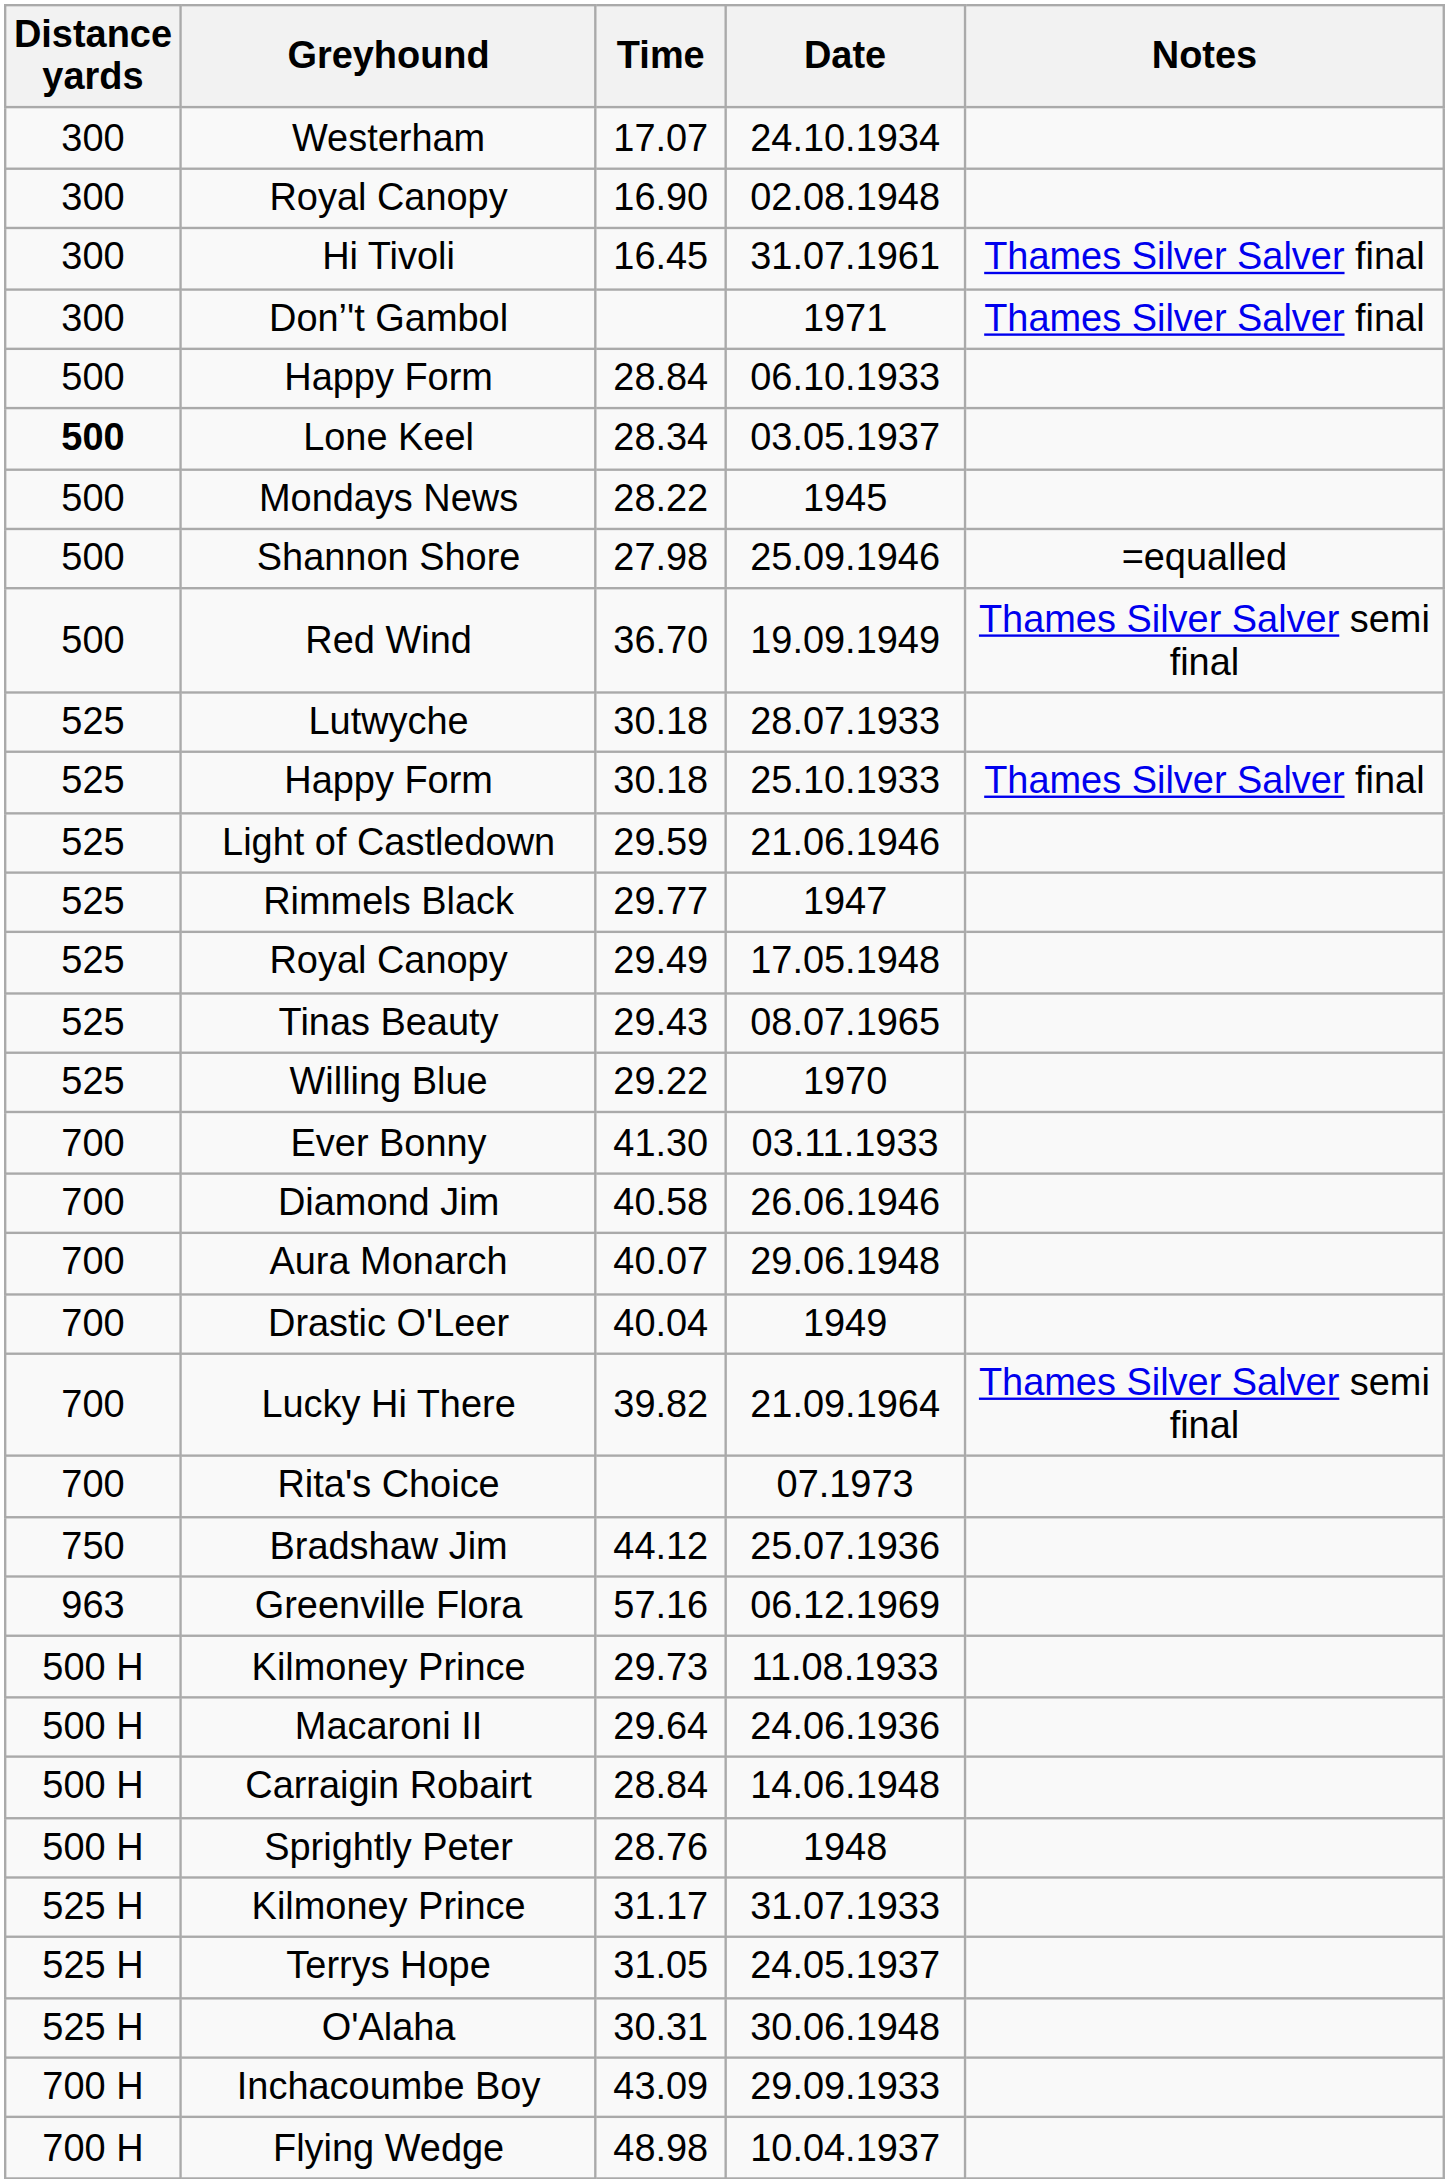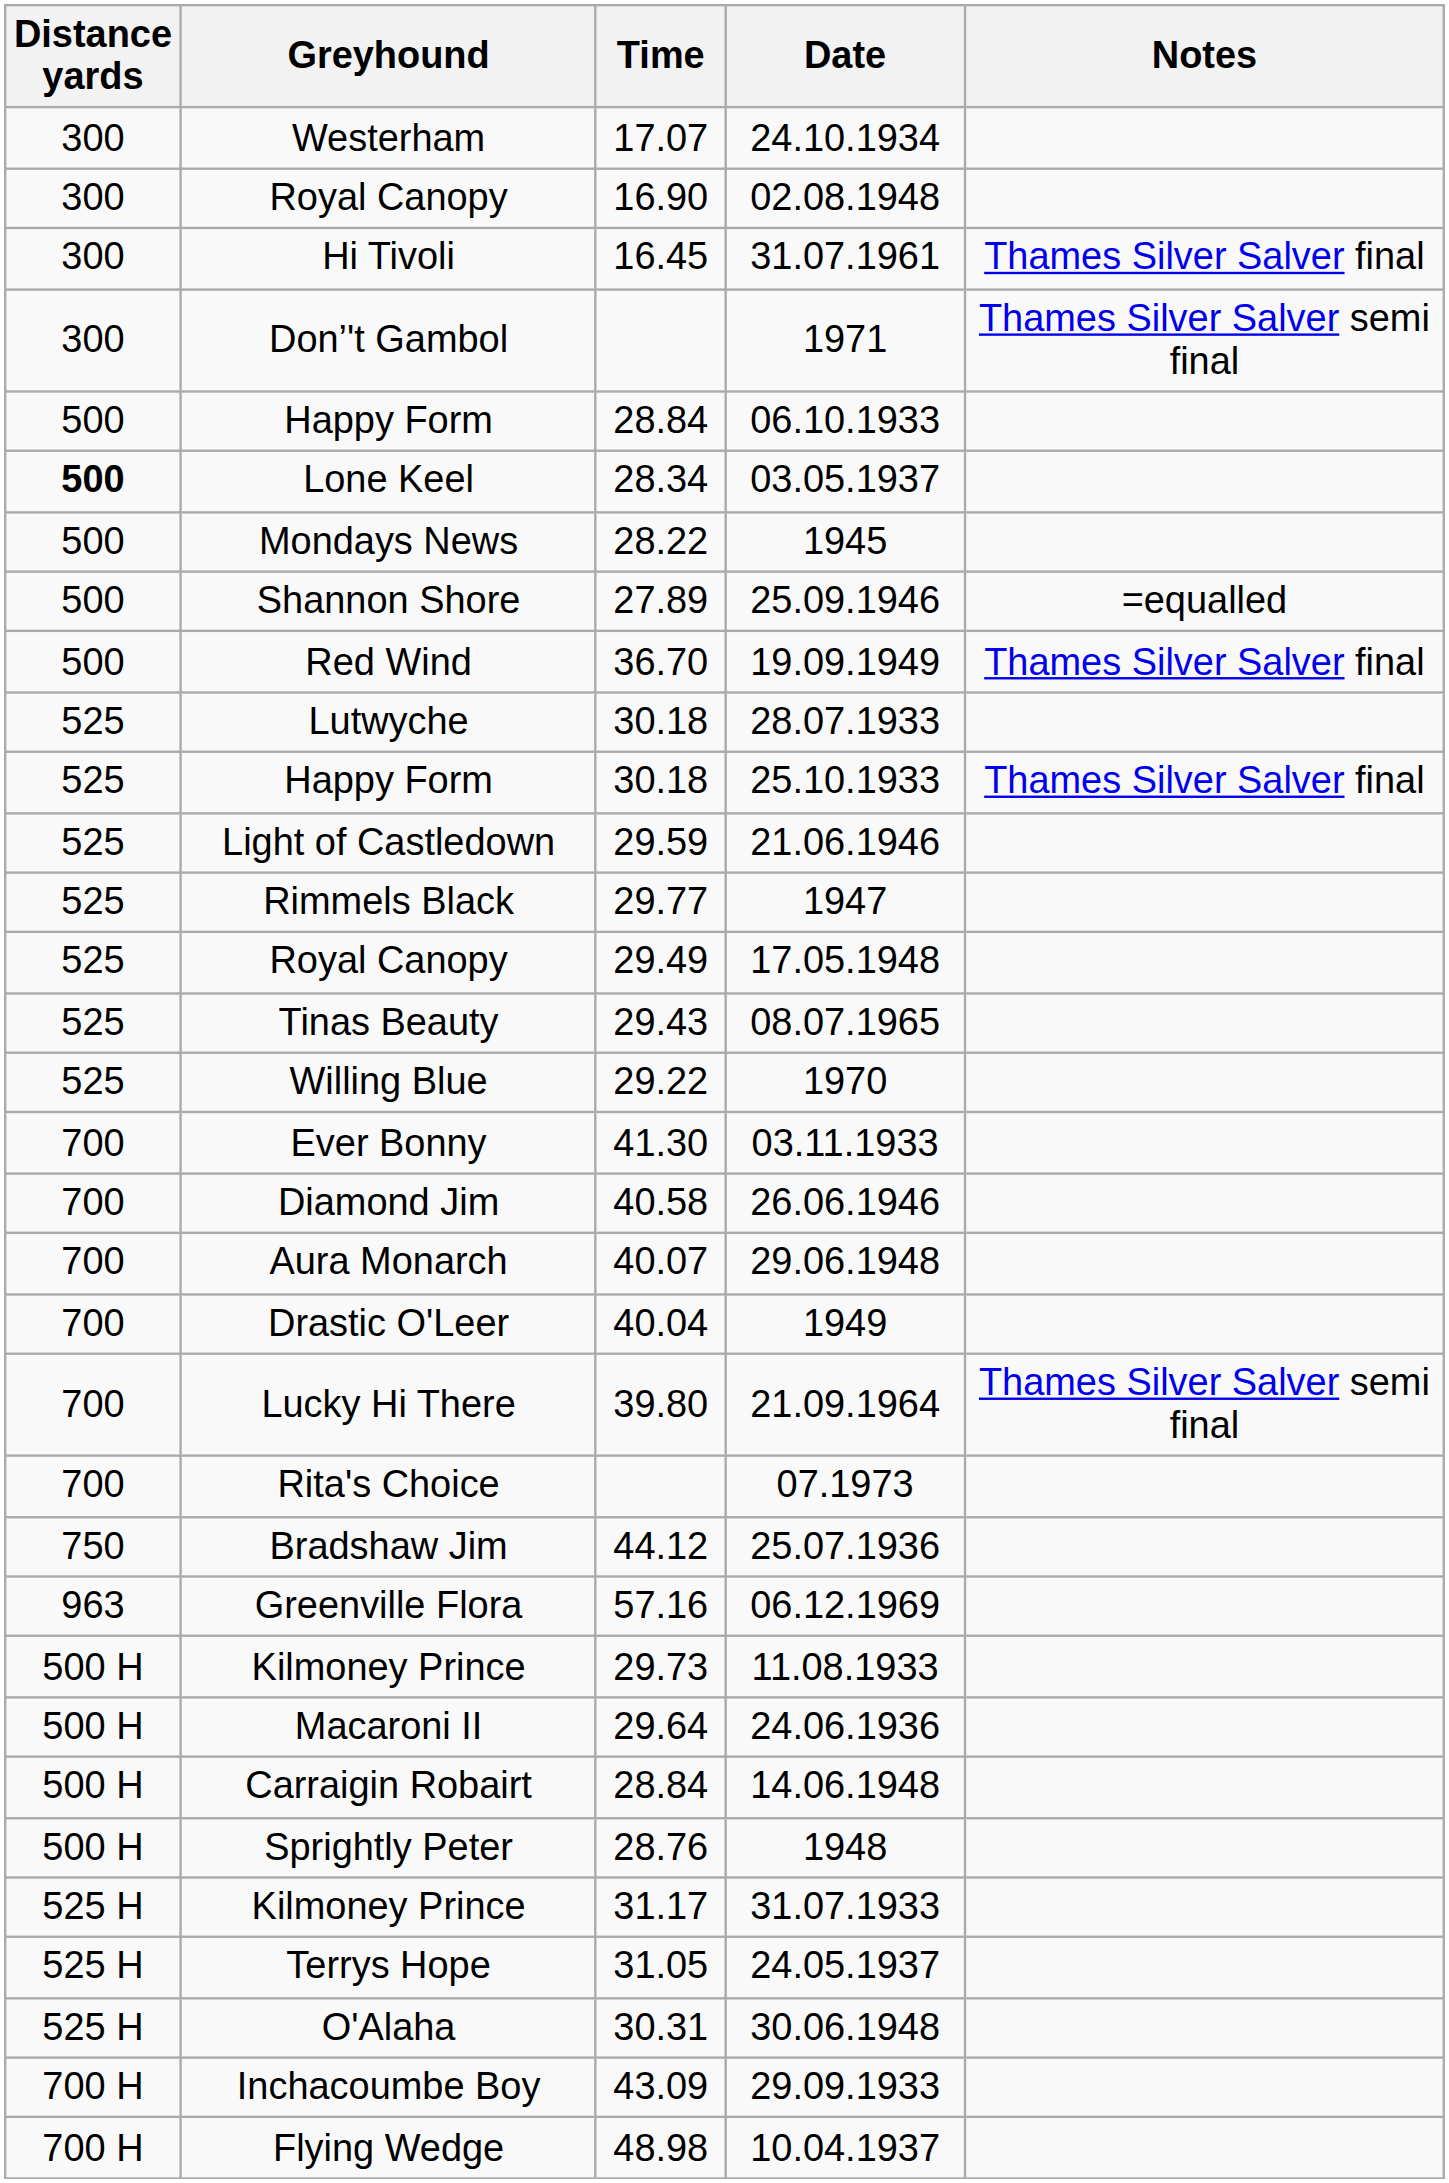(1204, 317) Thames Silver Salver final -> (1204, 339) Thames Silver Salver semi final
(661, 558) 27.98 -> (661, 600) 27.89
(1204, 639) Thames Silver Salver semi final -> (1204, 661) Thames Silver Salver final
(661, 1404) 39.82 -> (661, 1404) 39.80
